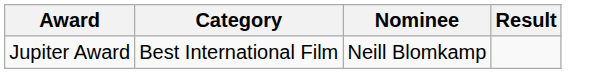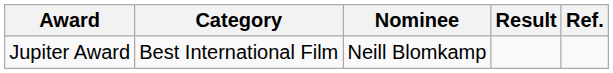+ column: (585, 20)
